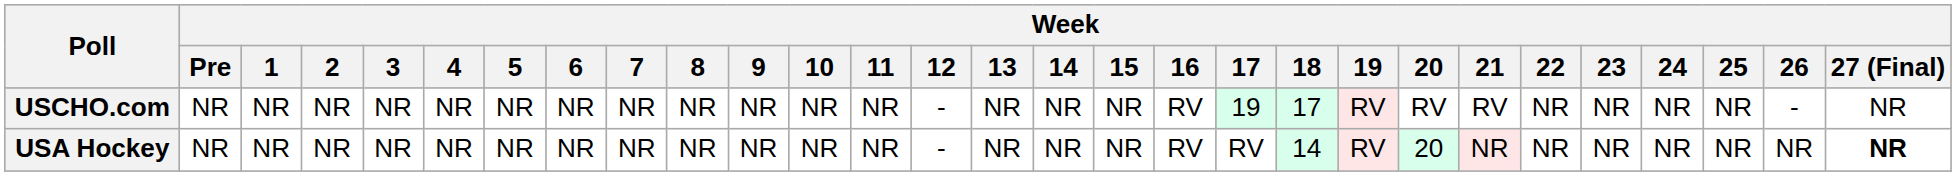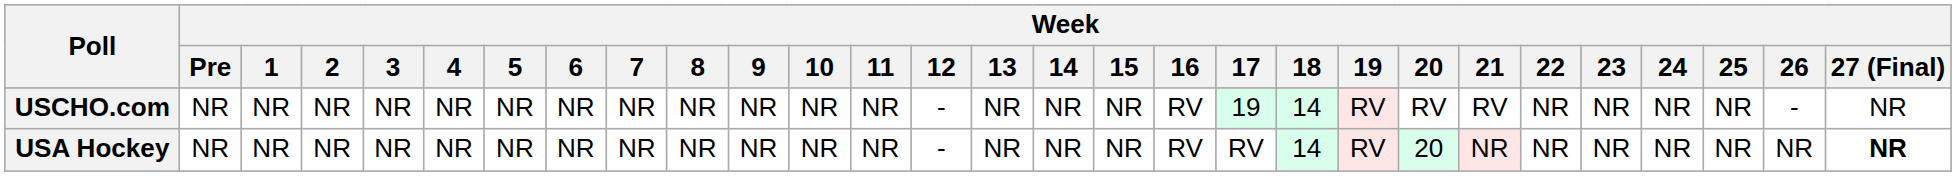(1307, 107) 17 -> (1307, 107) 14
